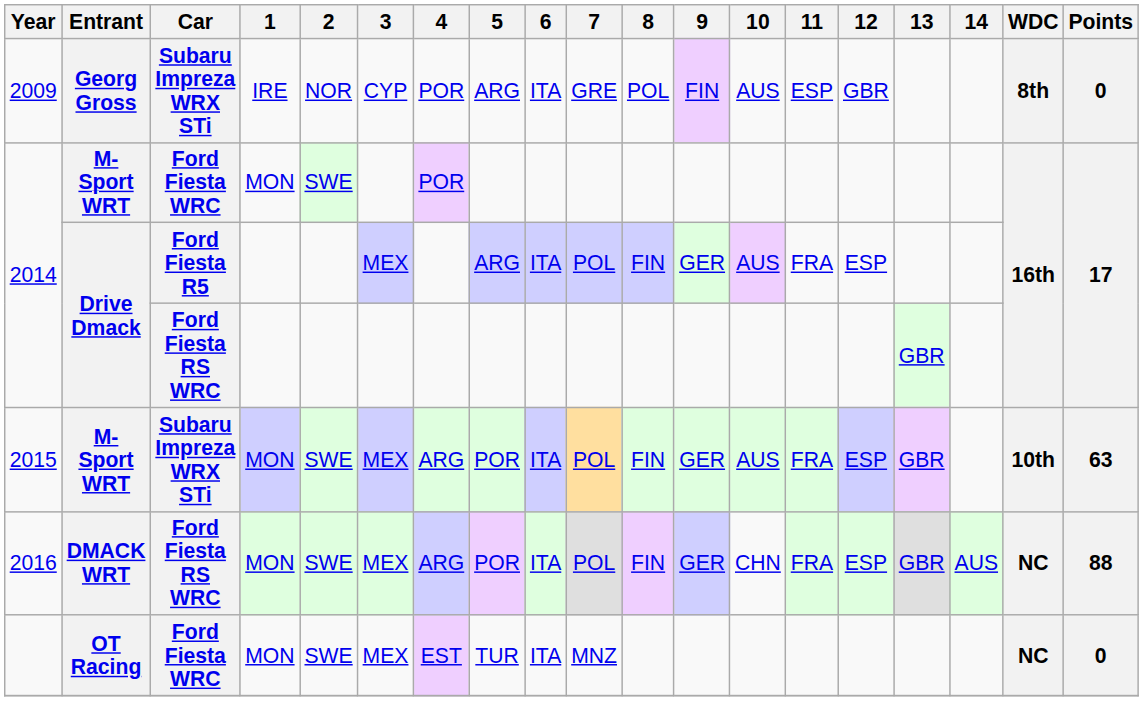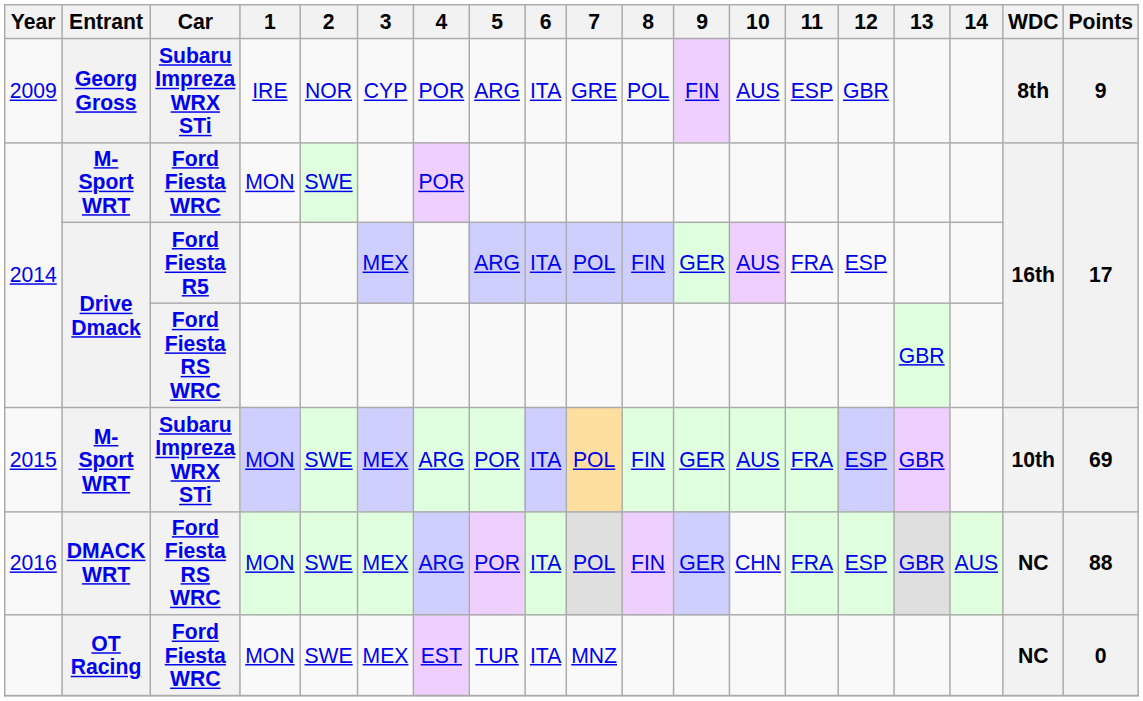(1101, 91) 0 -> (1101, 91) 9
(1101, 460) 63 -> (1101, 460) 69
